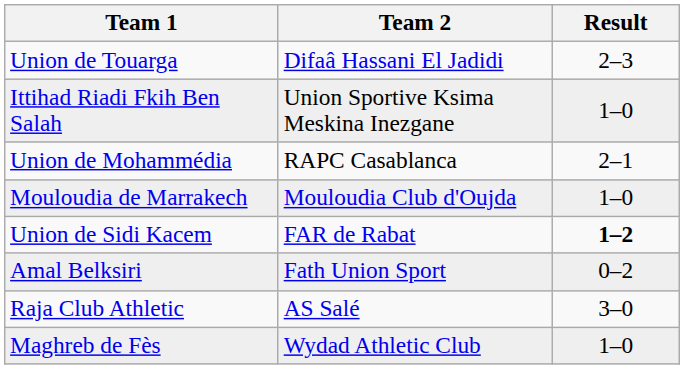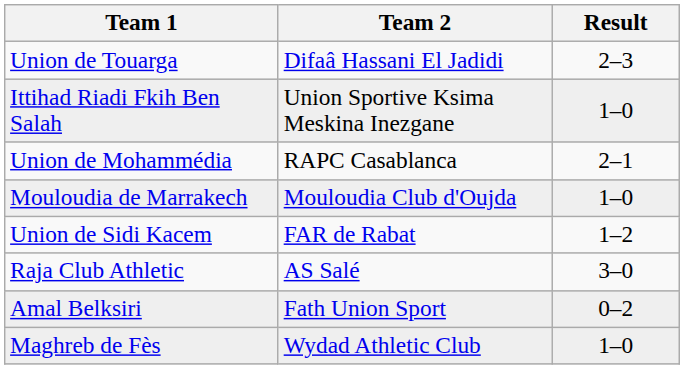(616, 234) bold -> (616, 234) normal
rows swapped: (76, 271) <-> (97, 308)
